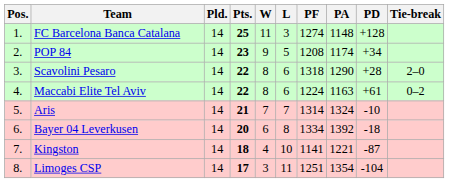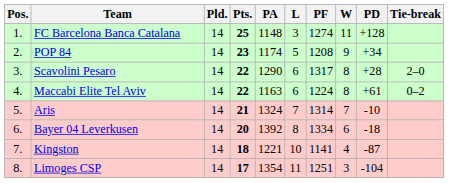columns swapped: (266, 14) <-> (342, 14)
(312, 71) 1318 -> (321, 71) 1317
